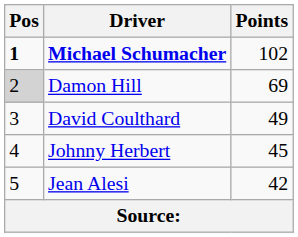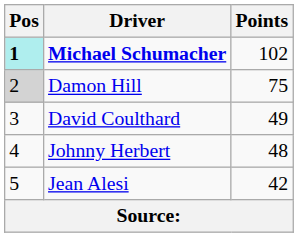(14, 53) no background -> (14, 53) paleturquoise background
(278, 86) 69 -> (278, 86) 75
(278, 151) 45 -> (278, 151) 48
